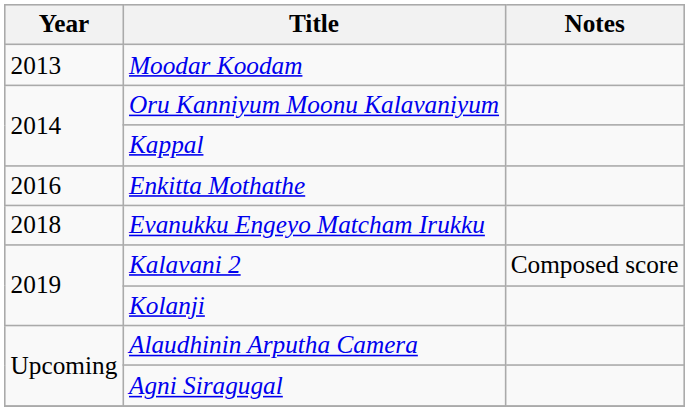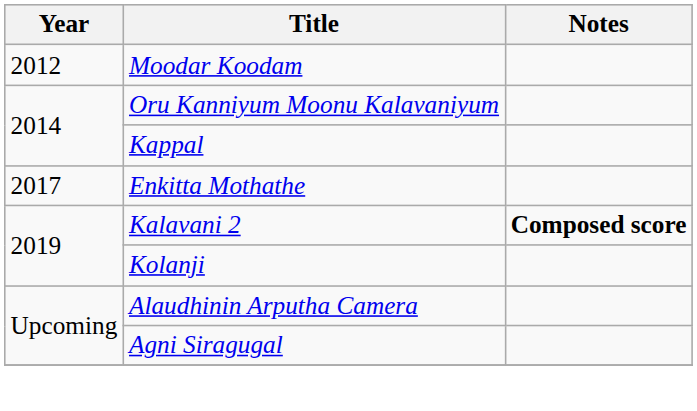(36, 64) 2013 -> (36, 64) 2012
(36, 184) 2016 -> (36, 184) 2017
- row: (307, 225)
(595, 265) normal -> (599, 225) bold
